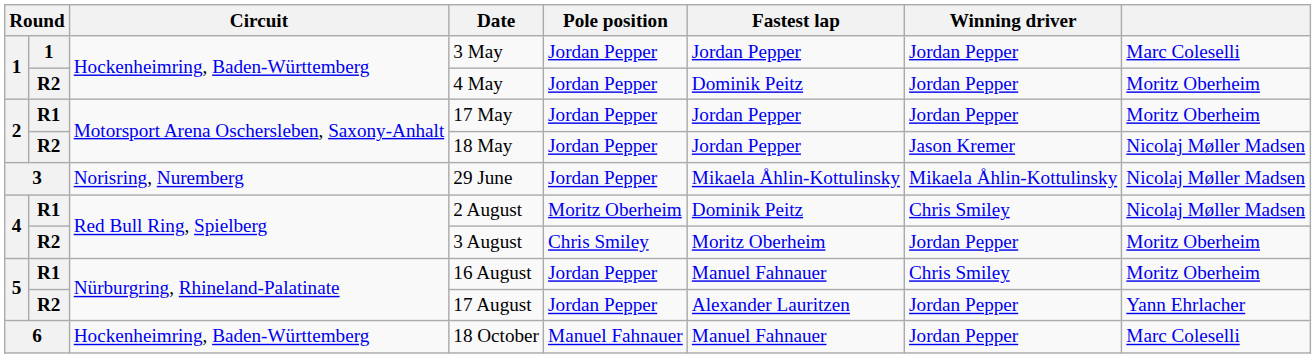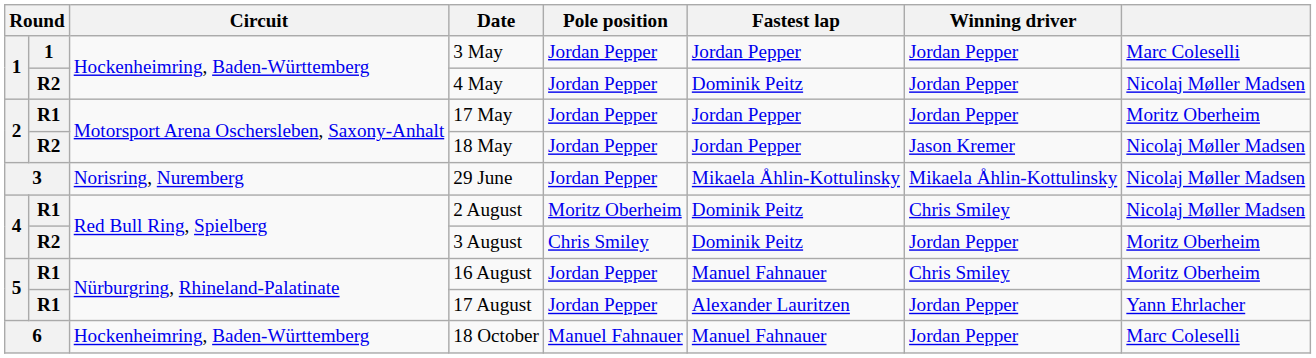(1193, 83) Moritz Oberheim -> (1216, 83) Nicolaj Møller Madsen
(759, 241) Moritz Oberheim -> (747, 241) Dominik Peitz
(49, 304) R2 -> (49, 304) R1
